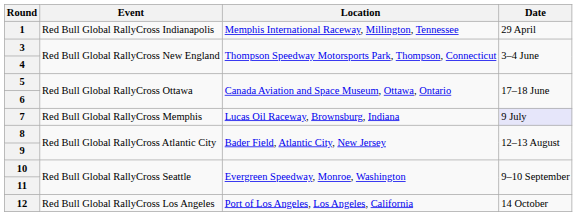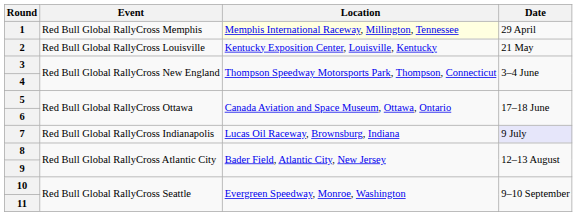(128, 30) Red Bull Global RallyCross Indianapolis -> (122, 30) Red Bull Global RallyCross Memphis
(342, 30) no background -> (342, 30) lightyellow background
+ row: (22, 47)
(122, 116) Red Bull Global RallyCross Memphis -> (128, 133) Red Bull Global RallyCross Indianapolis
- row: (22, 202)
